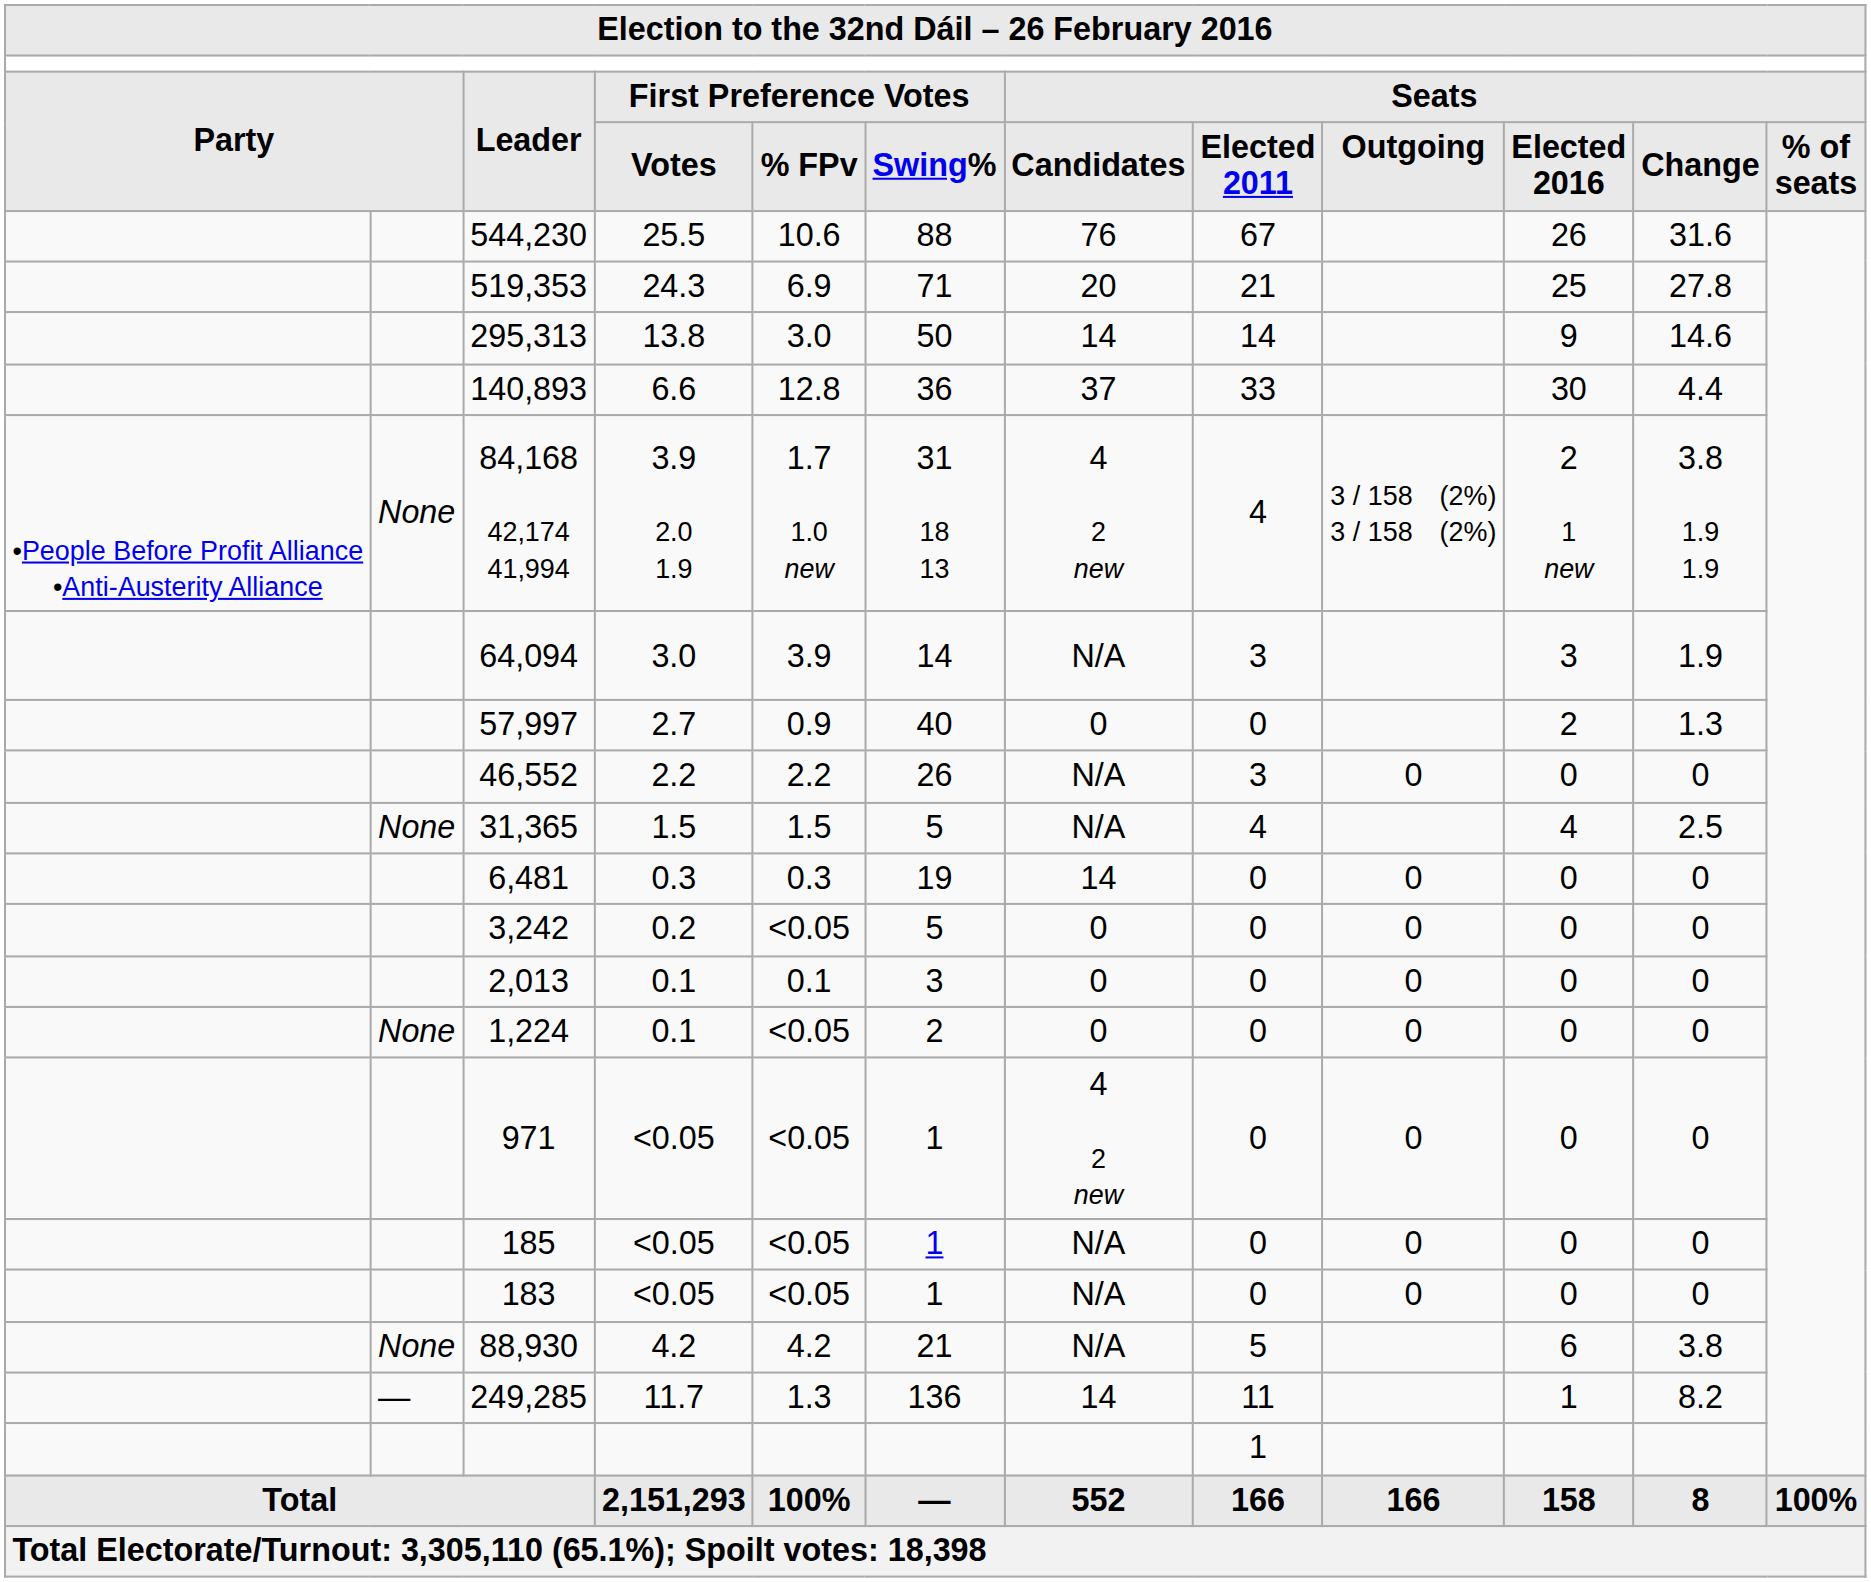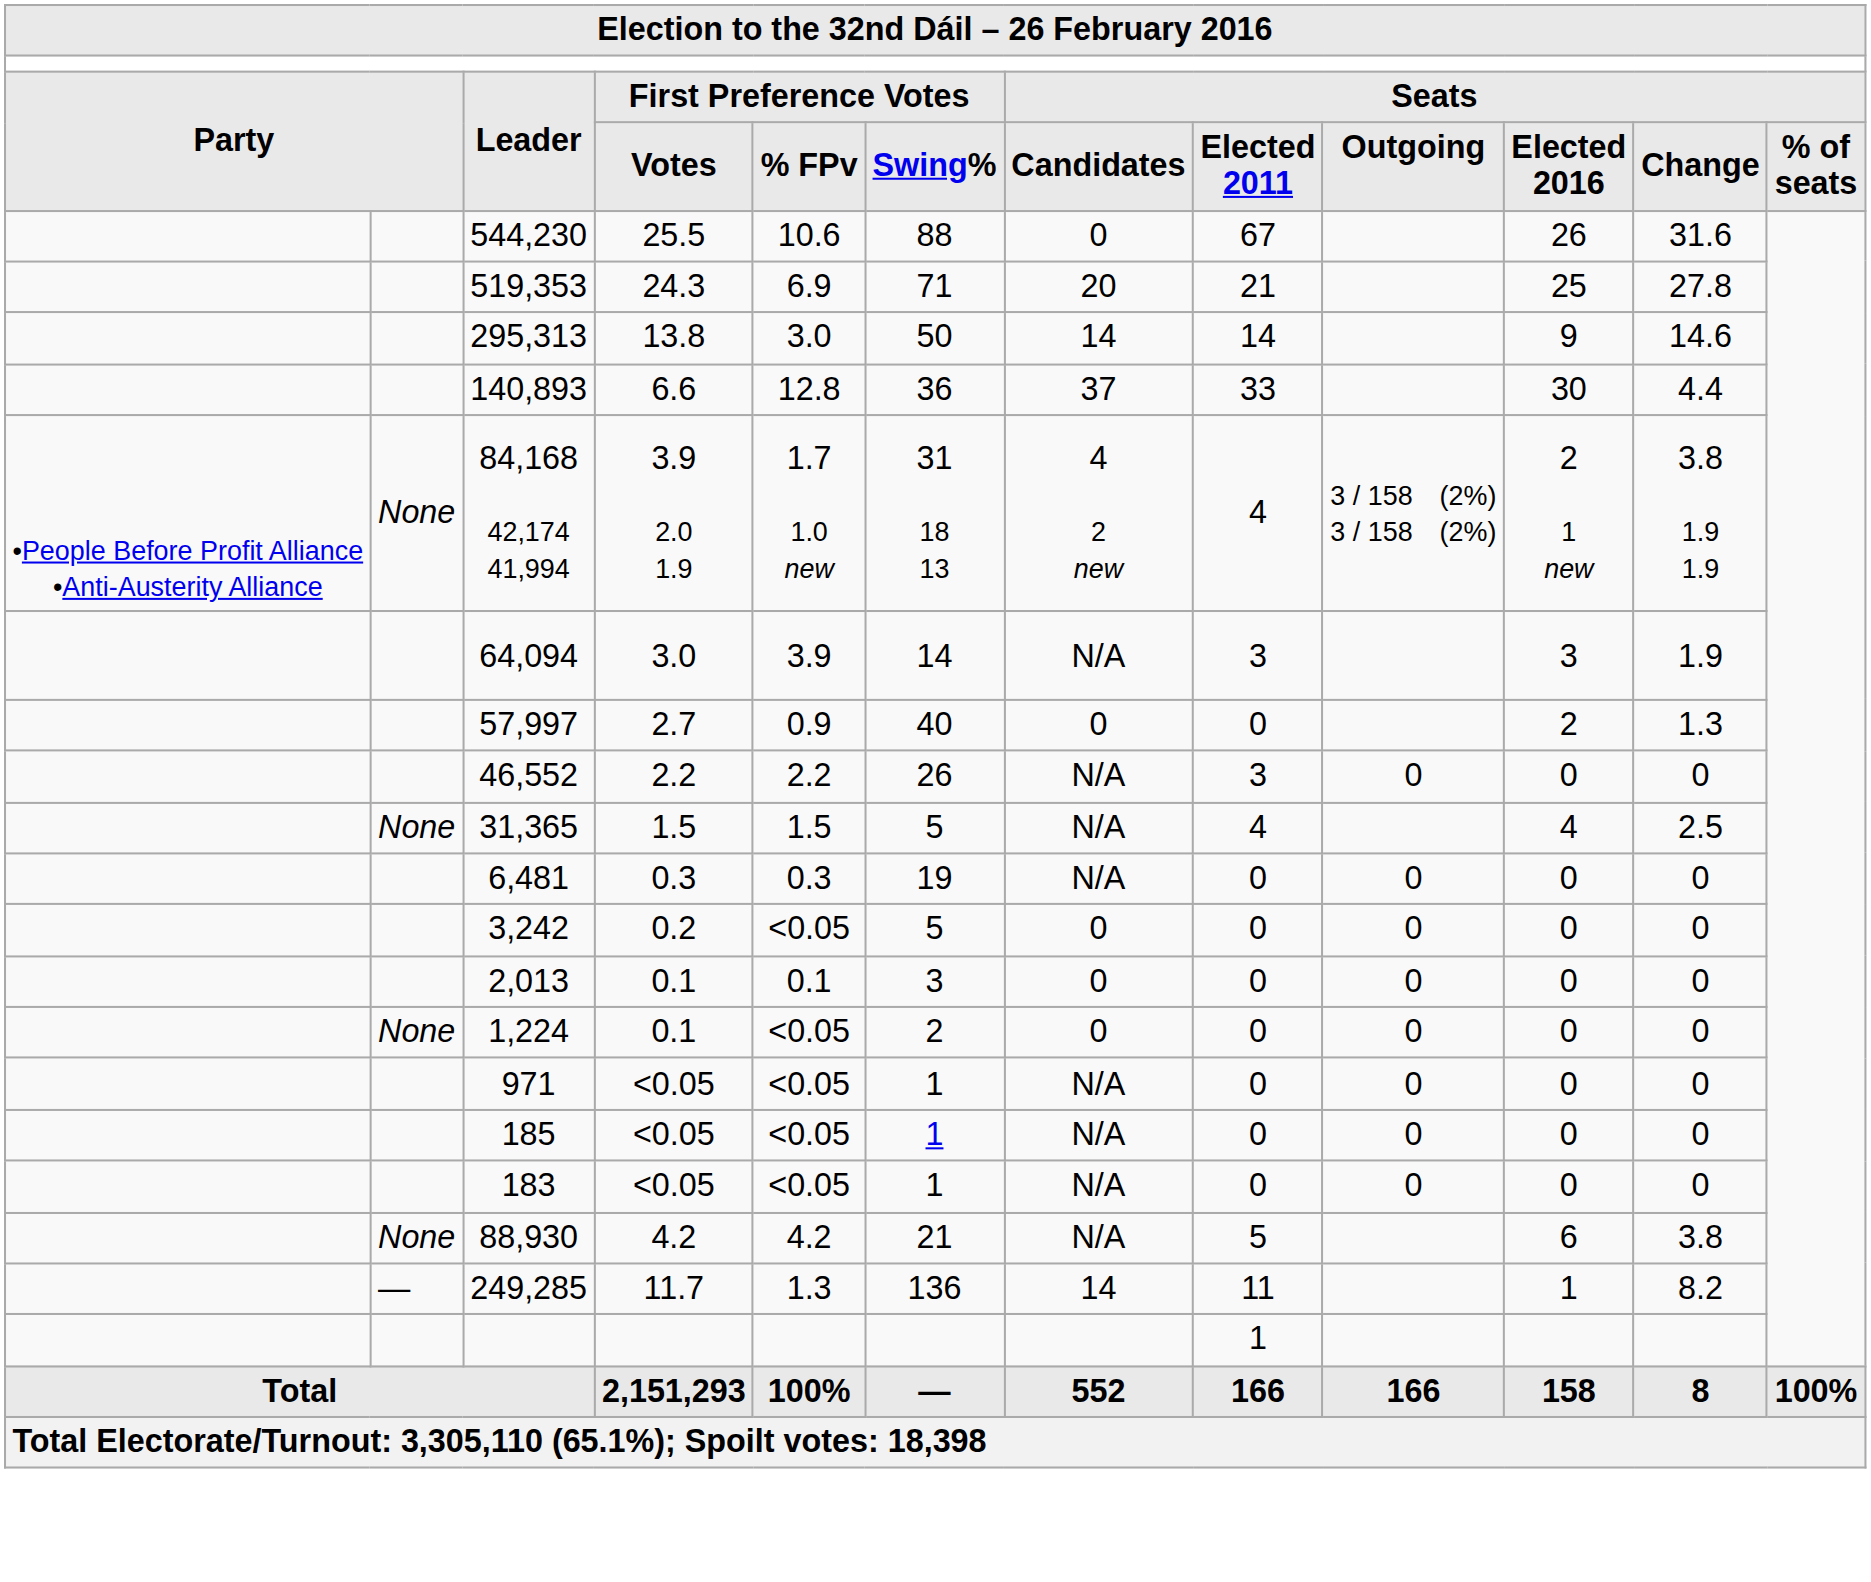(1098, 235) 76 -> (1098, 235) 0
(1098, 878) 14 -> (1098, 878) N/A
(1098, 1137) 4 2 new -> (1098, 1083) N/A
